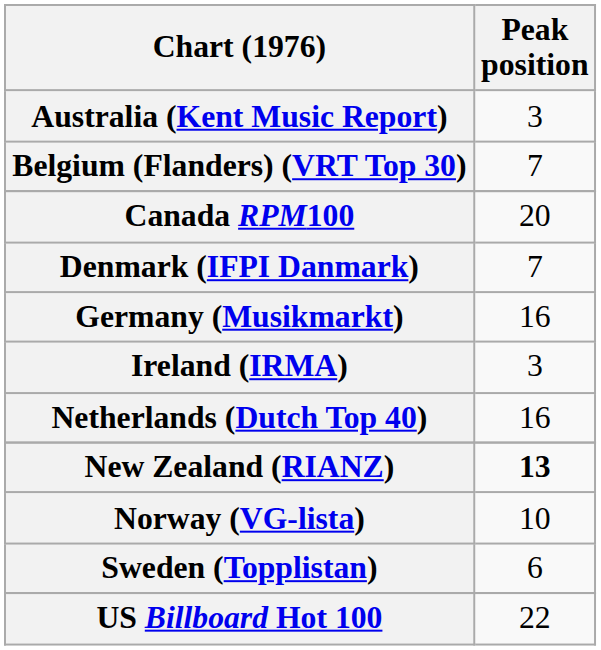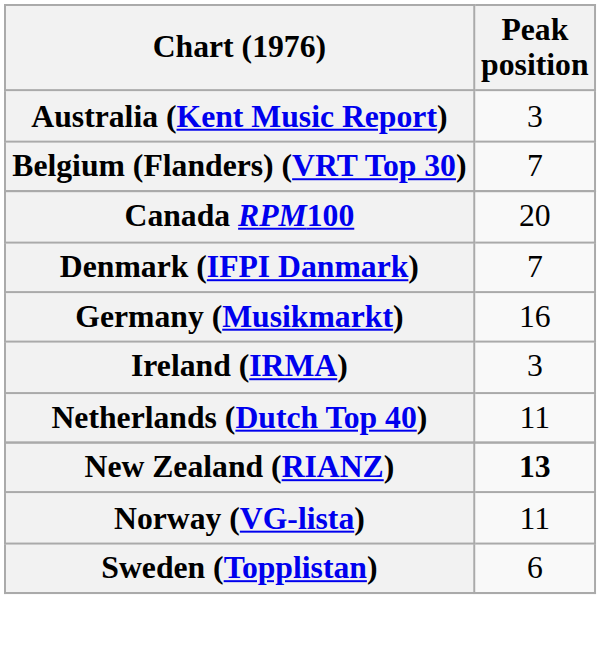(535, 416) 16 -> (535, 416) 11
(535, 517) 10 -> (535, 517) 11
- row: (239, 617)
